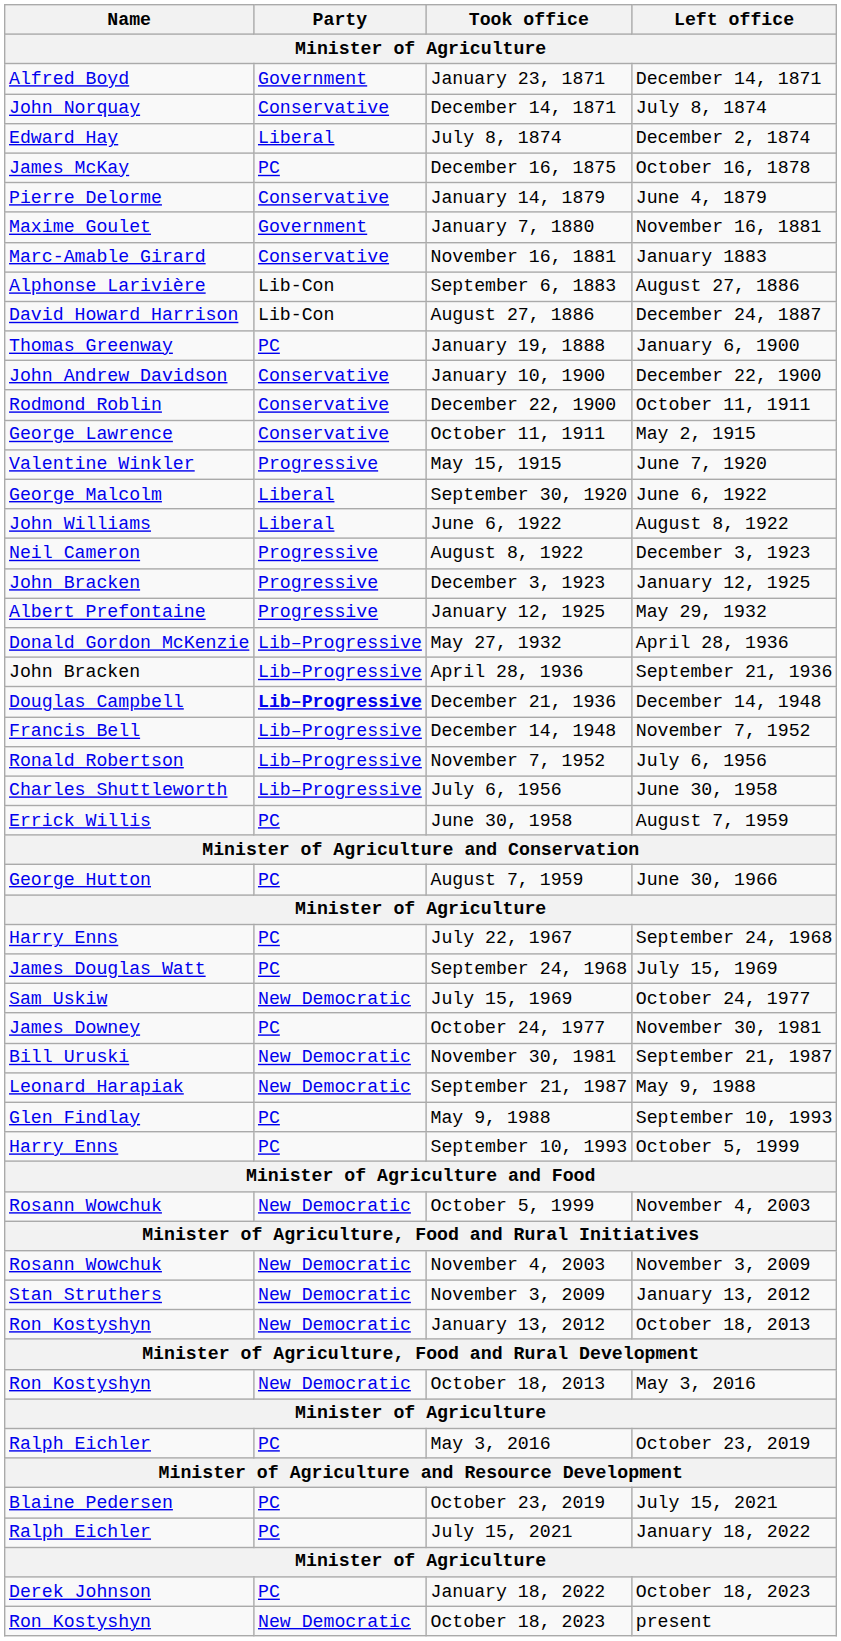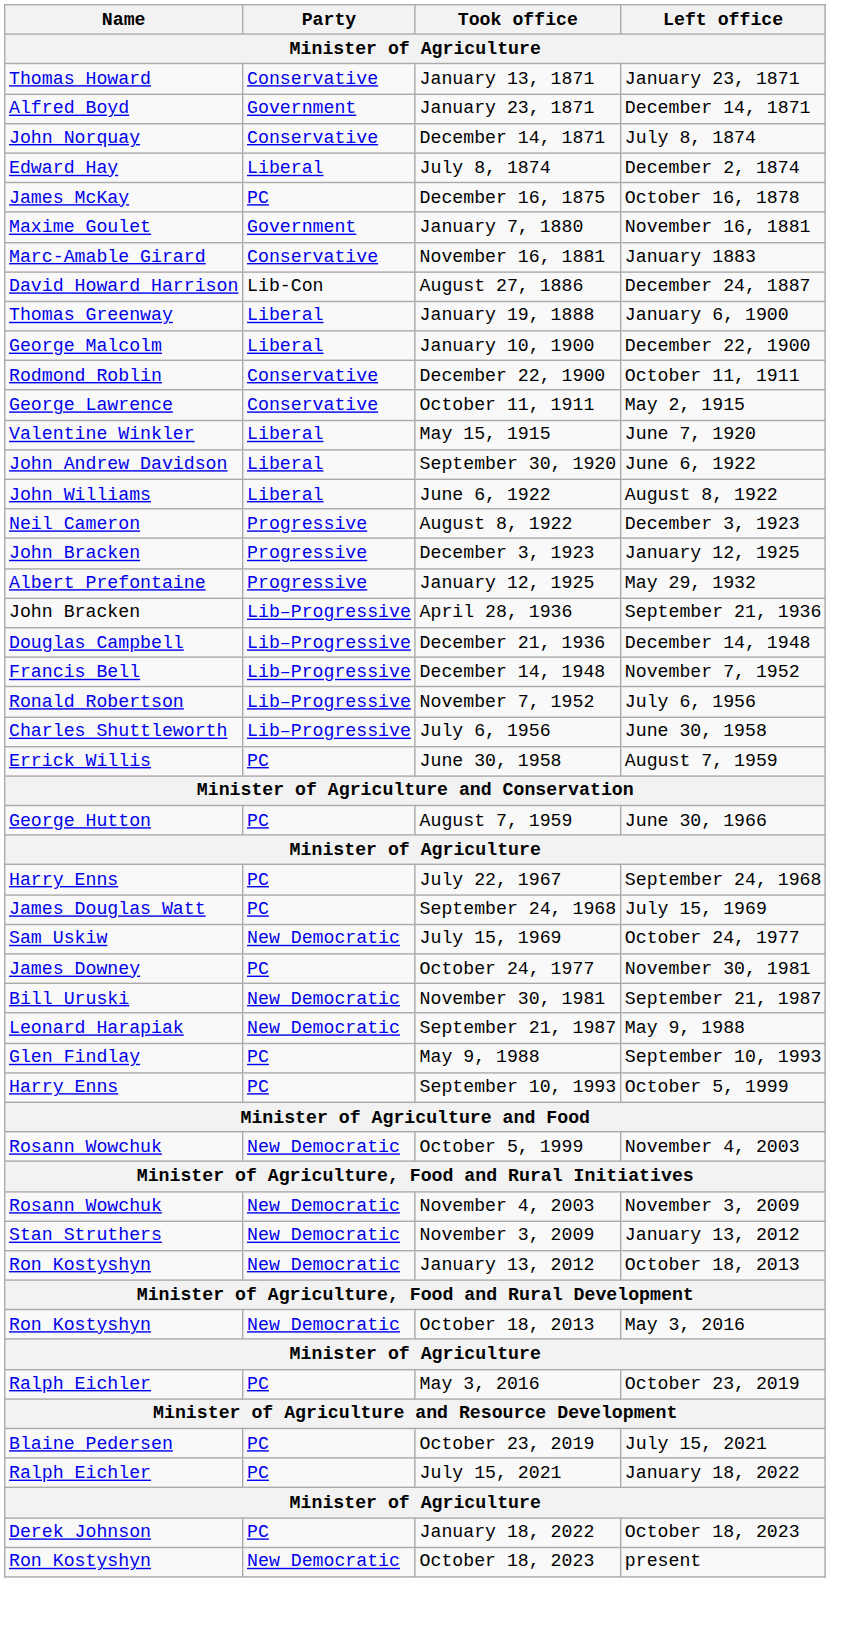+ row: (507, 79)
- row: (518, 198)
- row: (523, 286)
(269, 346) PC -> (285, 316) Liberal
(118, 375) John Andrew Davidson -> (85, 346) George Malcolm
(324, 375) Conservative -> (285, 346) Liberal
(318, 464) Progressive -> (285, 435) Liberal
(85, 494) George Malcolm -> (118, 464) John Andrew Davidson
- row: (496, 642)
(340, 702) bold -> (329, 642) normal
